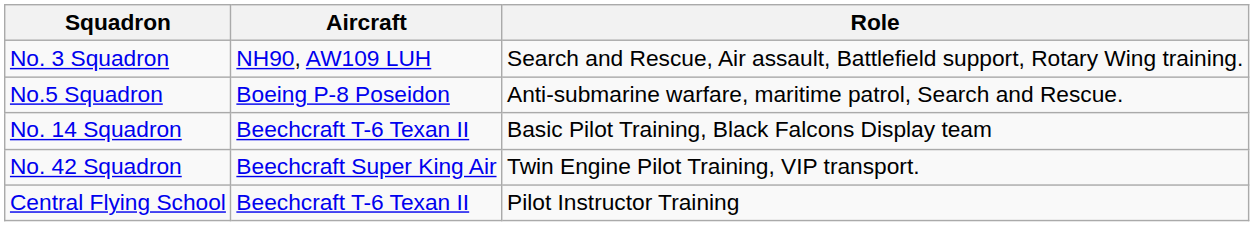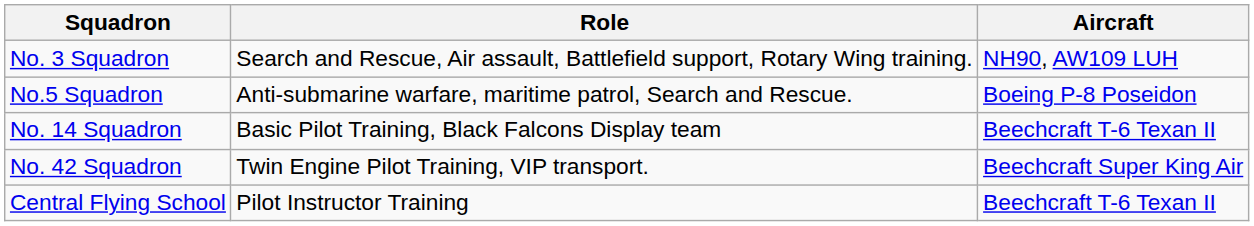columns swapped: (366, 22) <-> (875, 22)
